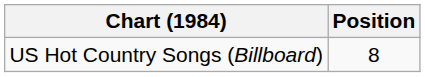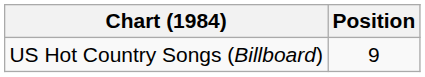(374, 54) 8 -> (374, 54) 9
